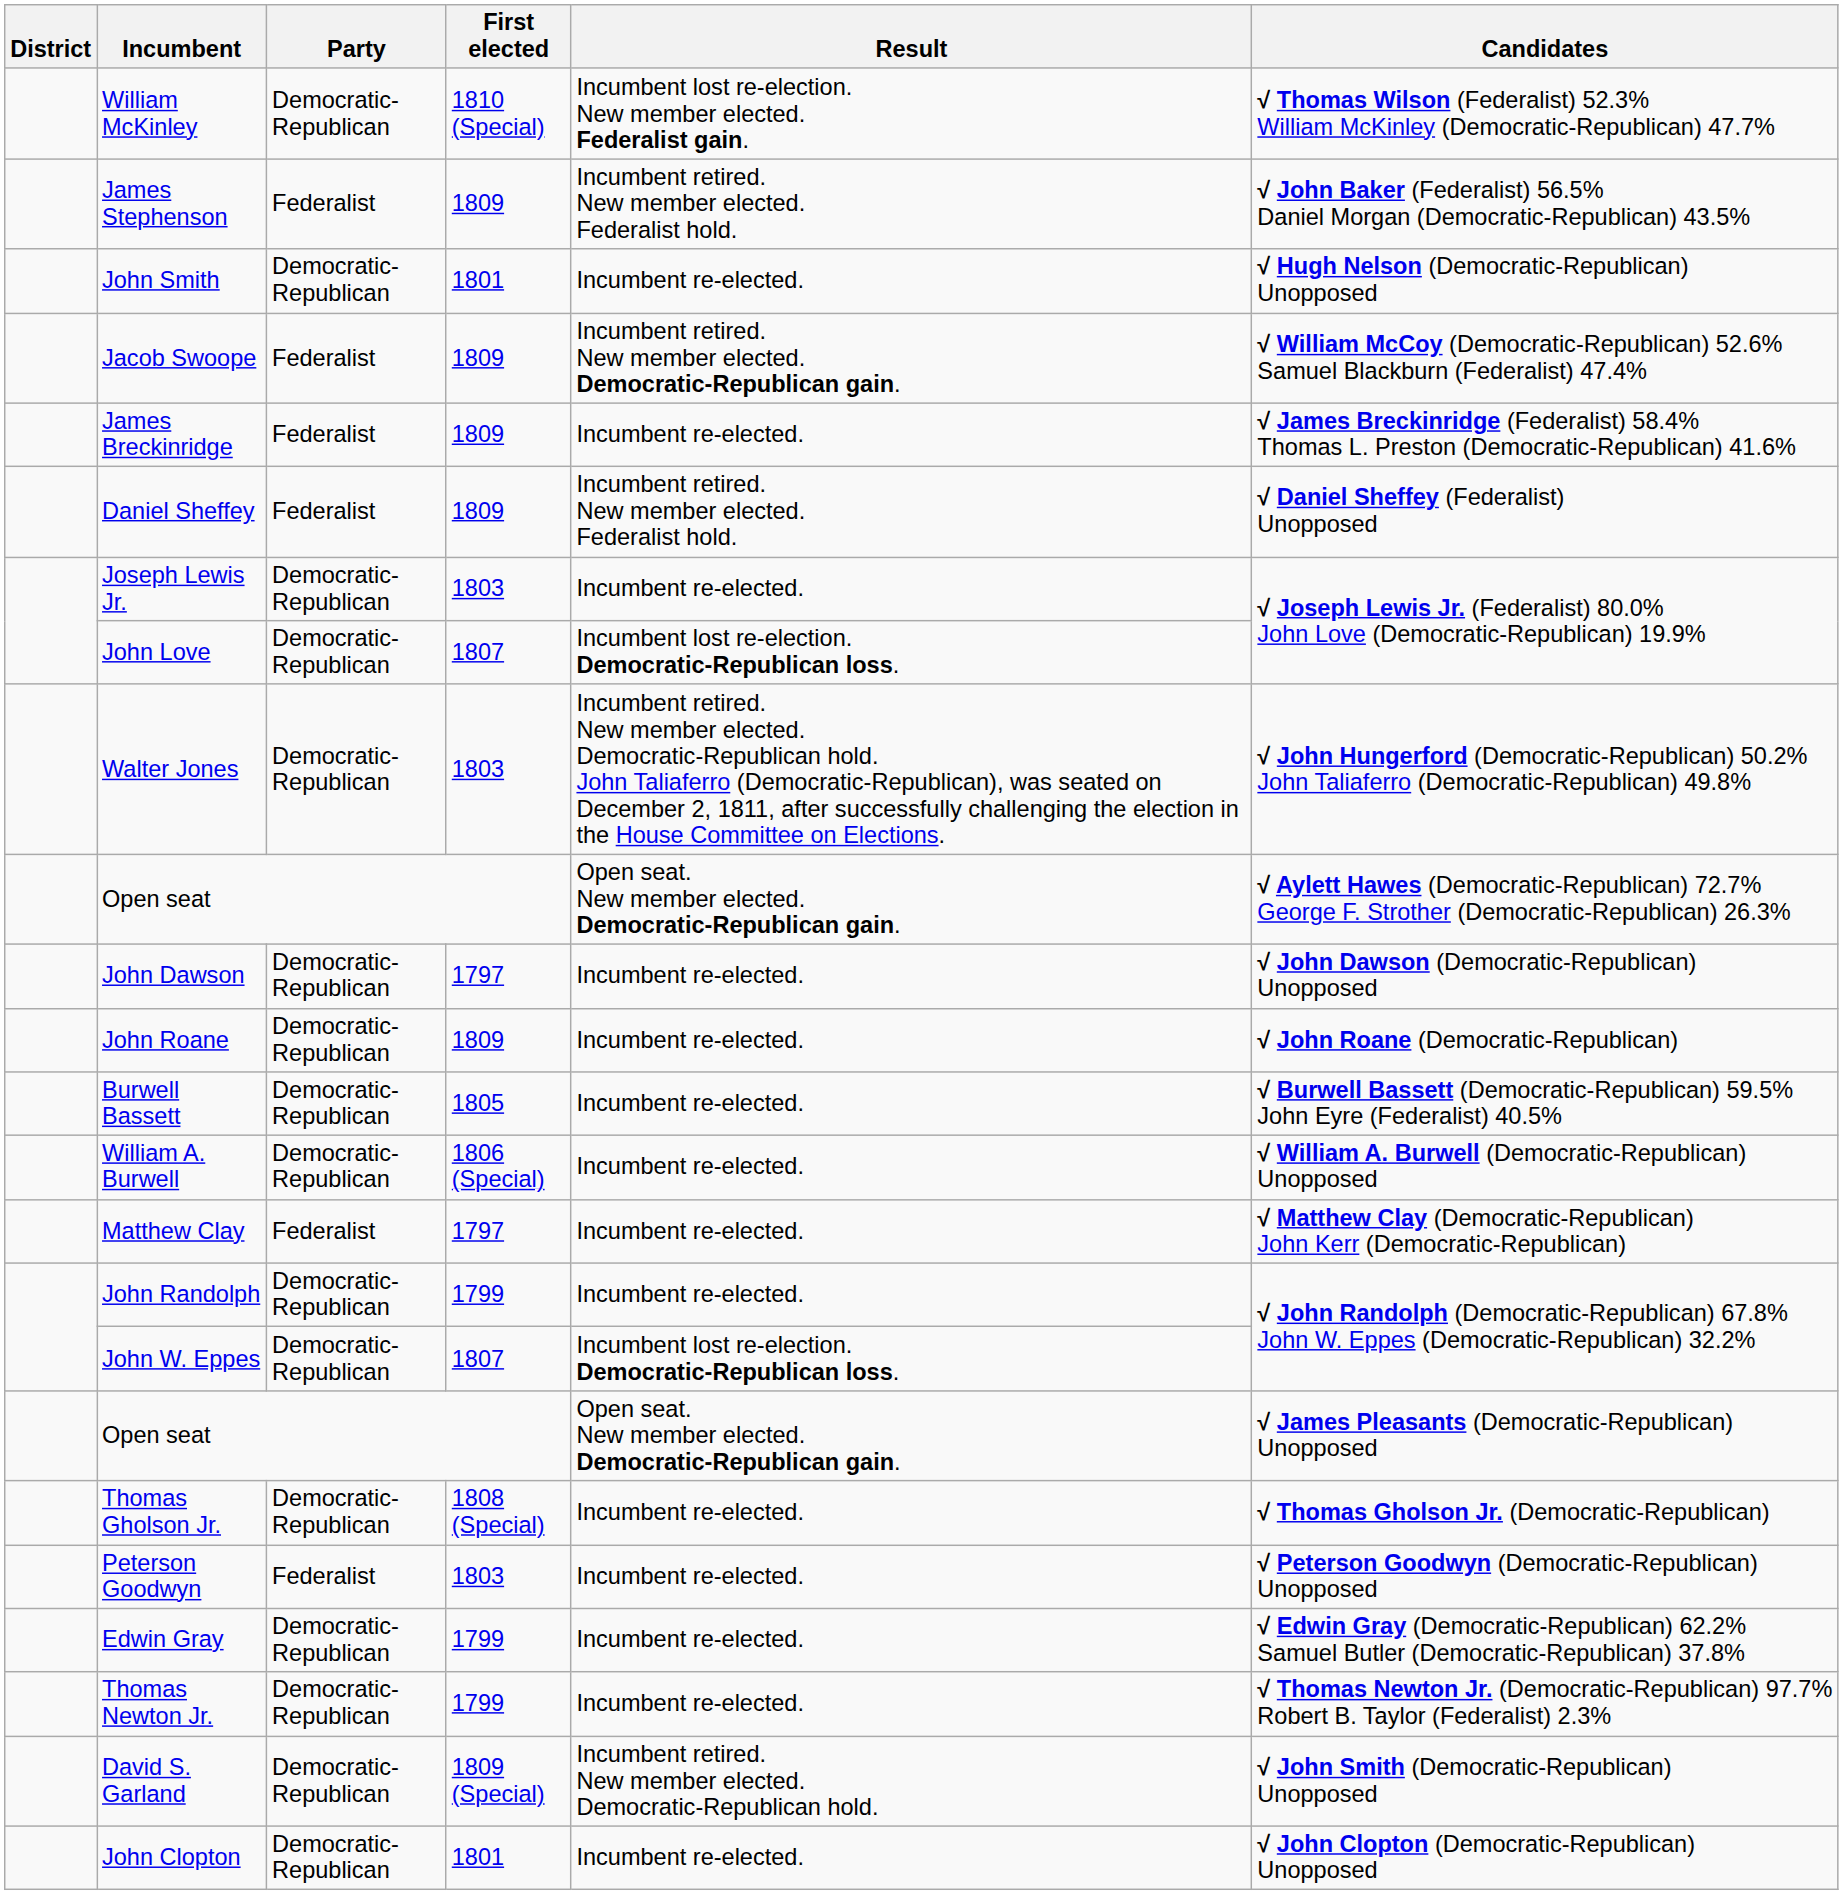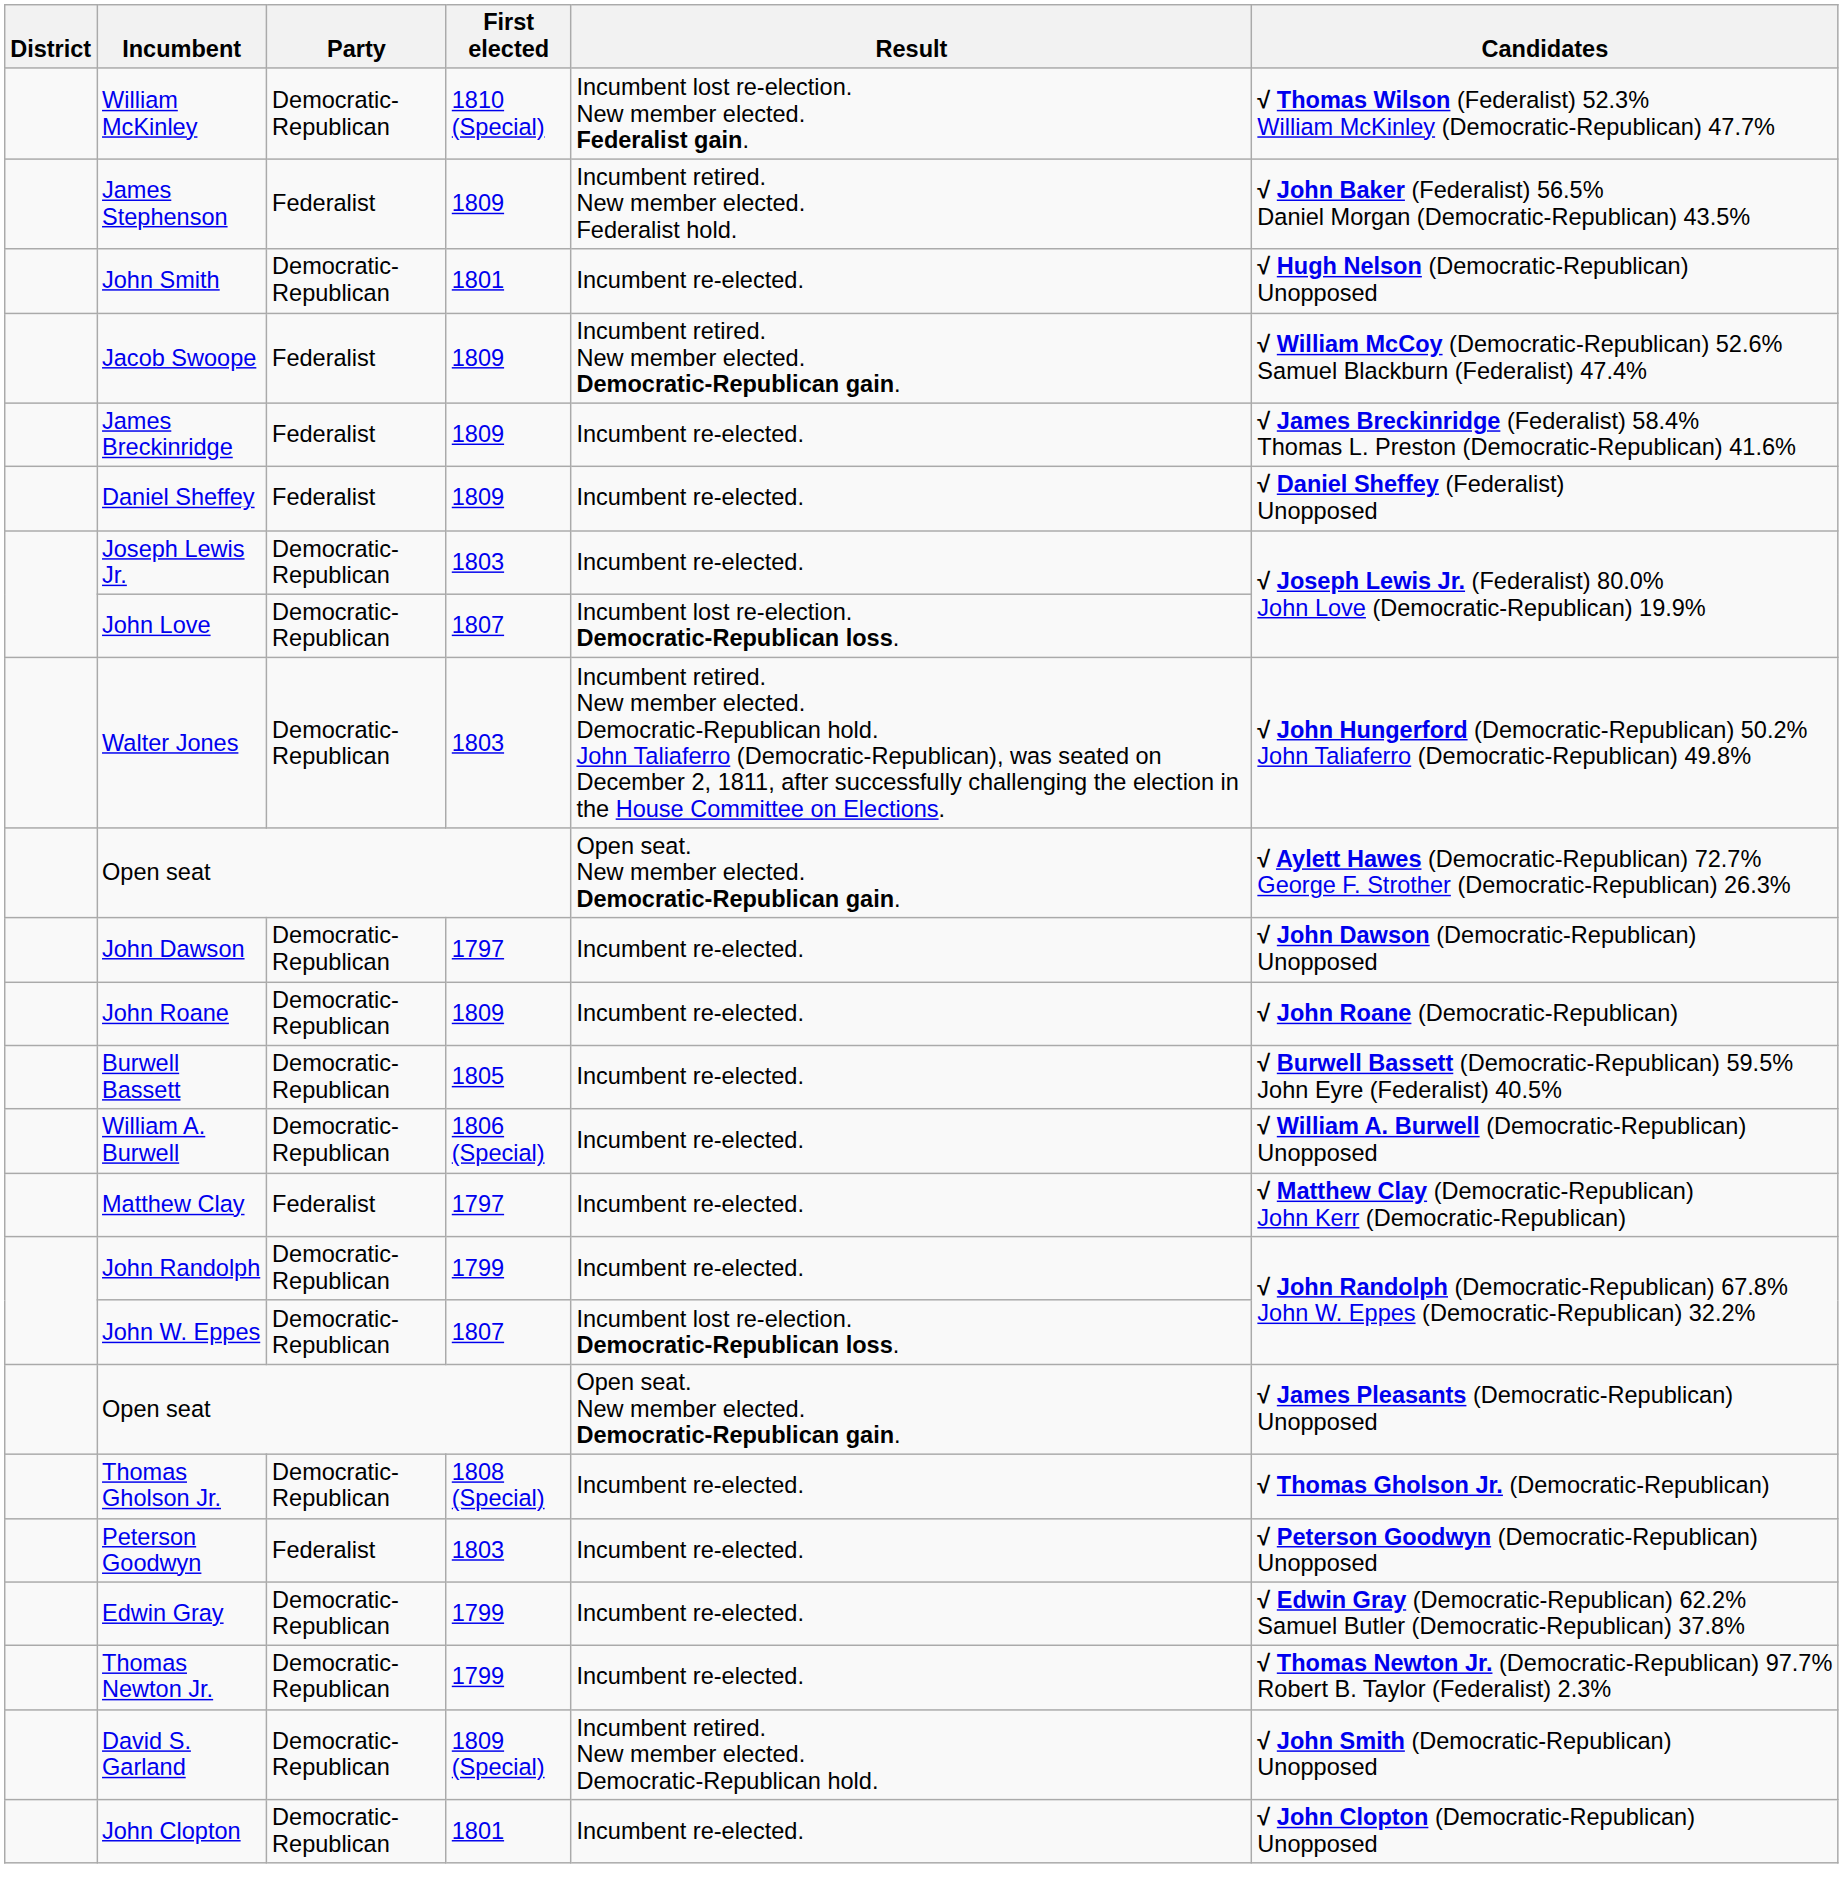(691, 511) Incumbent retired. New member elected. Federalist hold. -> (690, 498) Incumbent re-elected.
